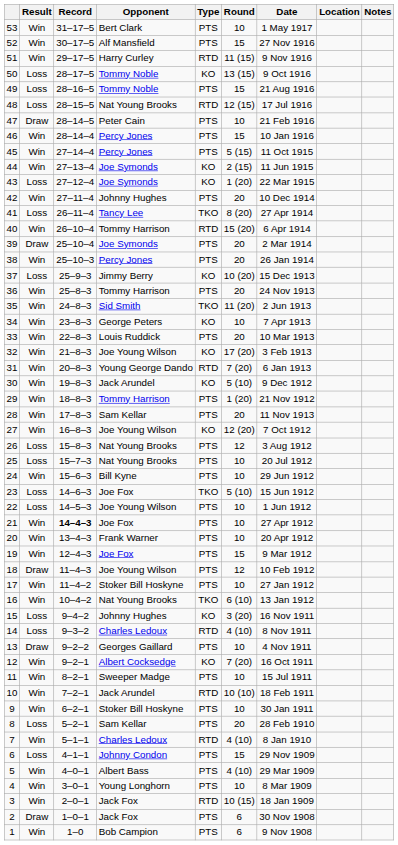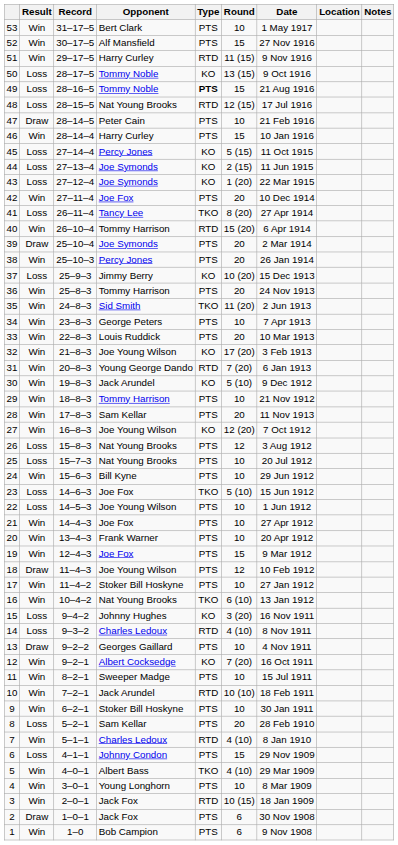(208, 89) normal -> (208, 89) bold
(126, 136) Percy Jones -> (126, 136) Harry Curley
(37, 151) Win -> (37, 151) Loss
(208, 151) PTS -> (208, 151) KO
(37, 167) Win -> (37, 167) Loss
(133, 197) Johnny Hughes -> (116, 197) Joe Fox
(208, 321) KO -> (208, 321) PTS
(239, 399) 1 (20) -> (239, 399) 10
(75, 523) bold -> (75, 523) normal
(208, 770) PTS -> (208, 770) TKO
